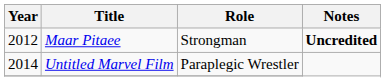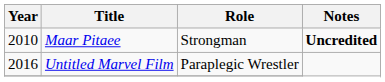(23, 40) 2012 -> (23, 40) 2010
(23, 64) 2014 -> (23, 64) 2016
